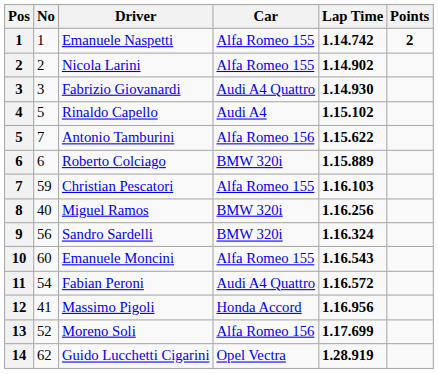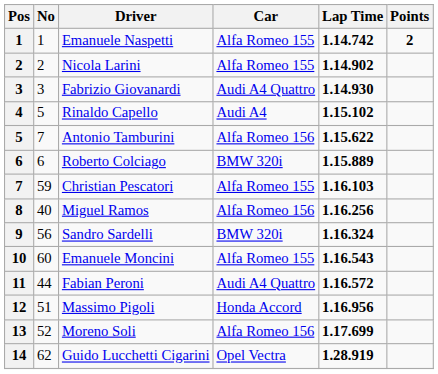(250, 210) BMW 320i -> (265, 210) Alfa Romeo 156
(44, 282) 54 -> (44, 282) 44
(44, 307) 41 -> (44, 307) 51
